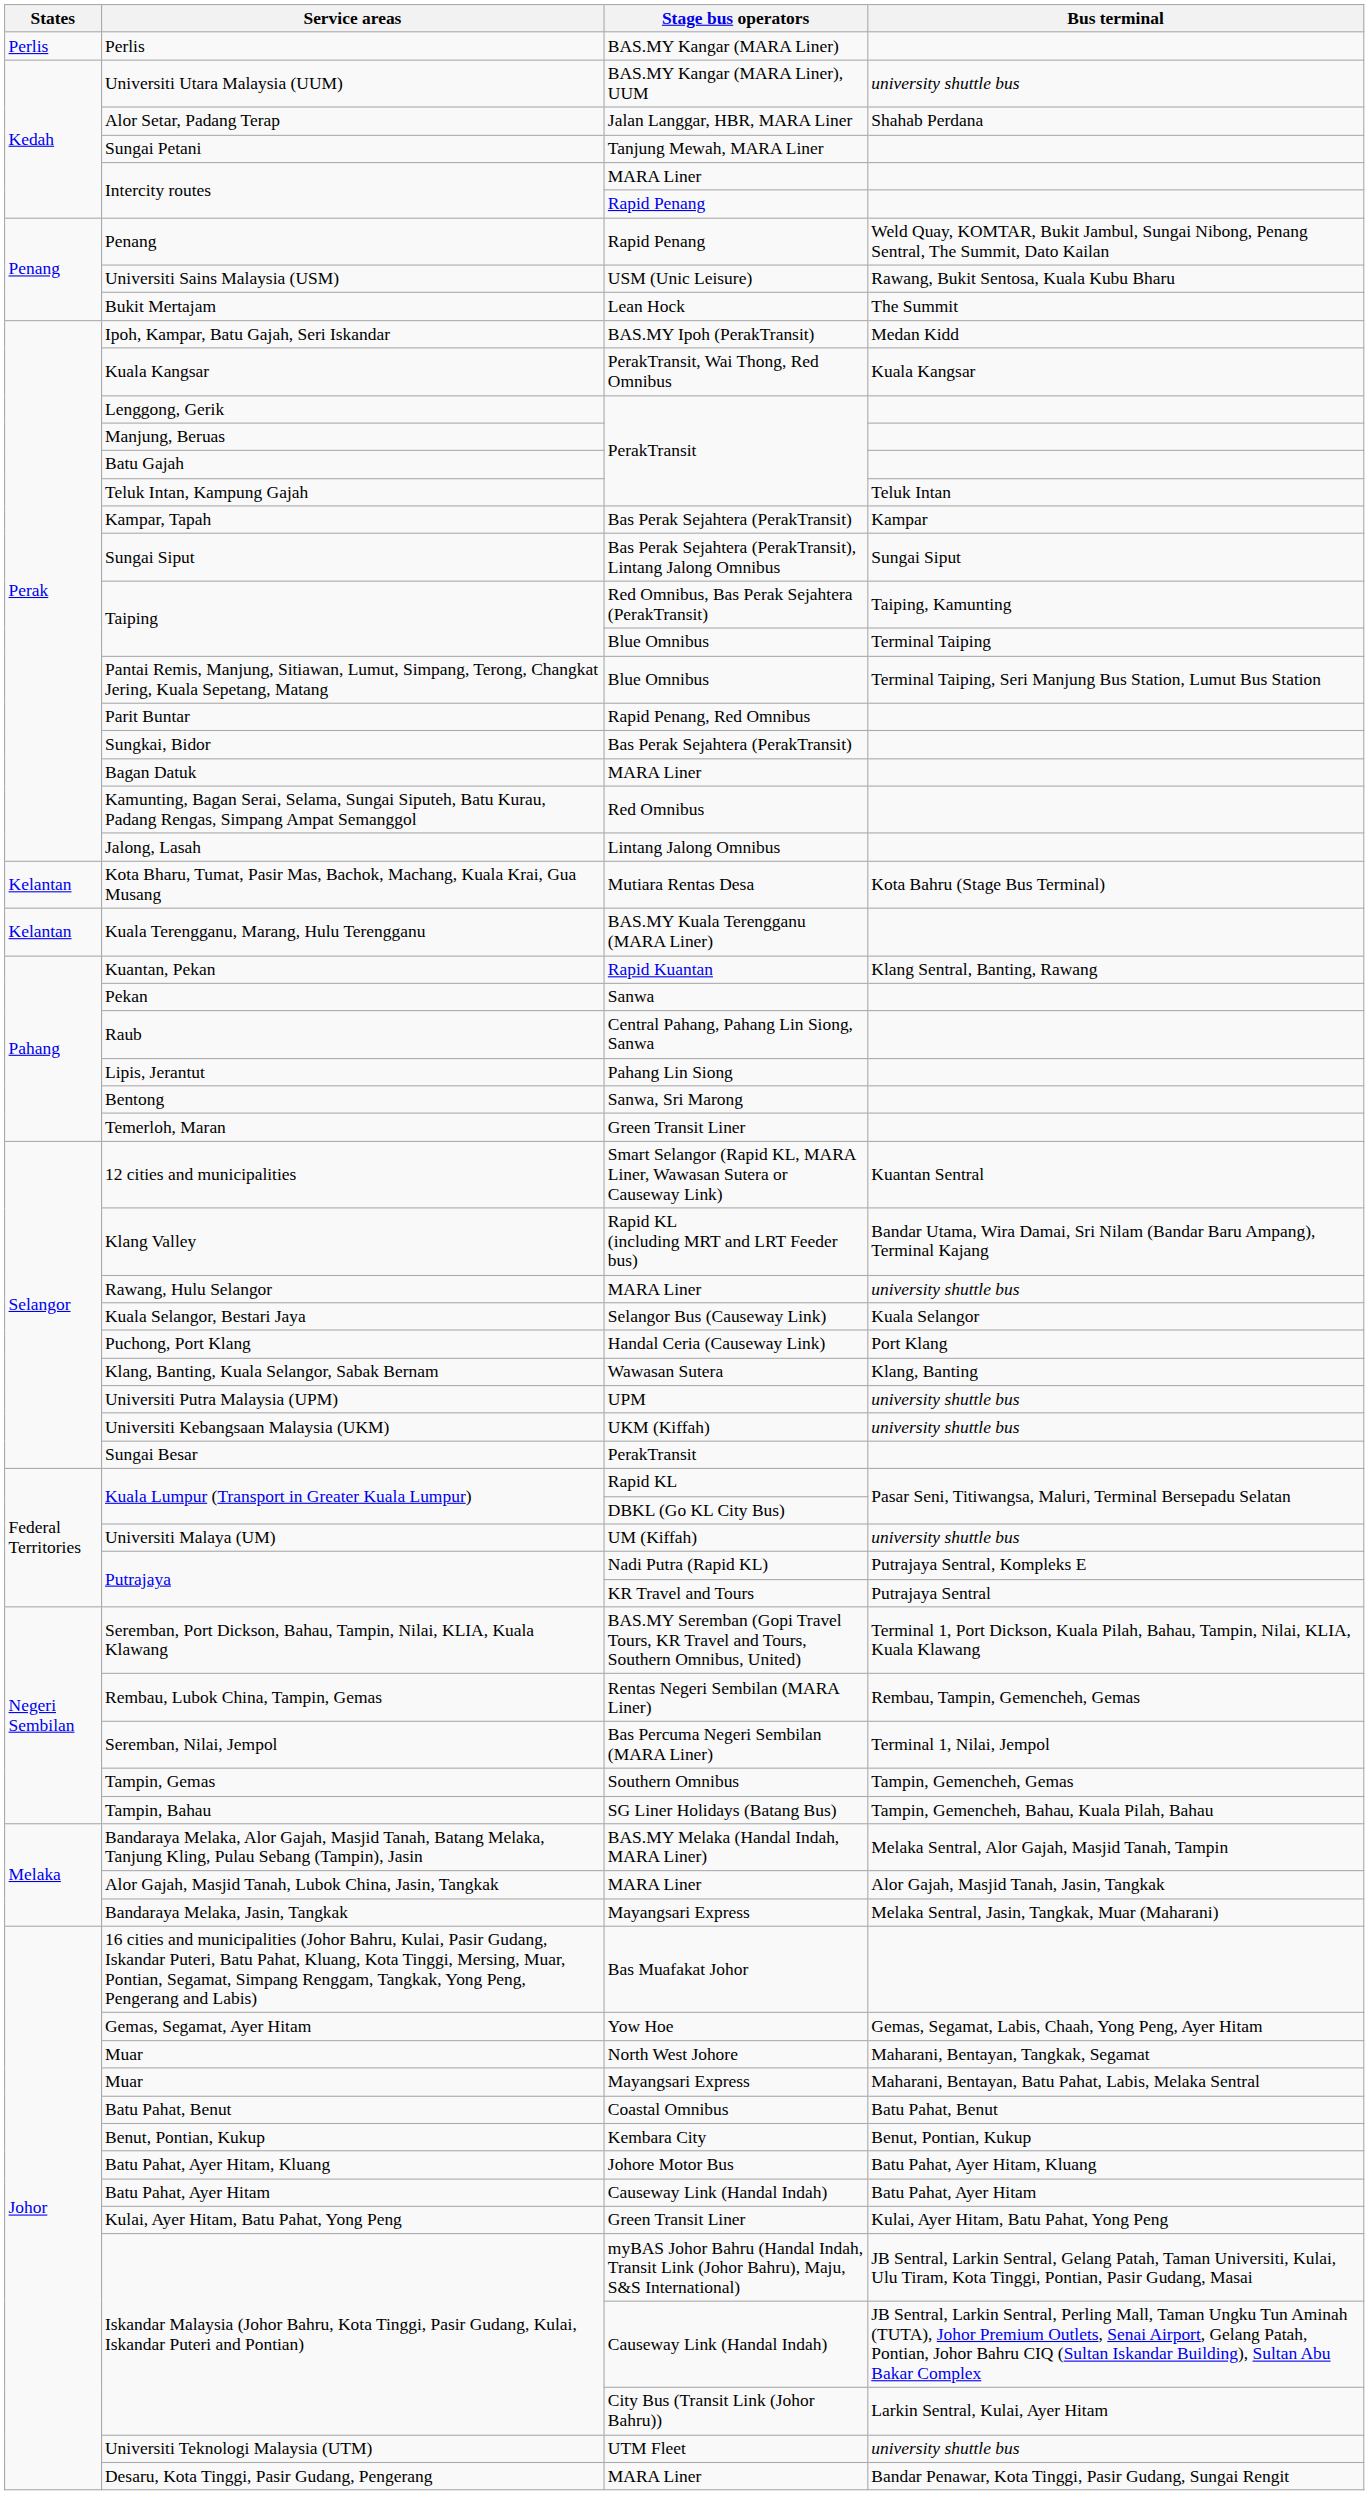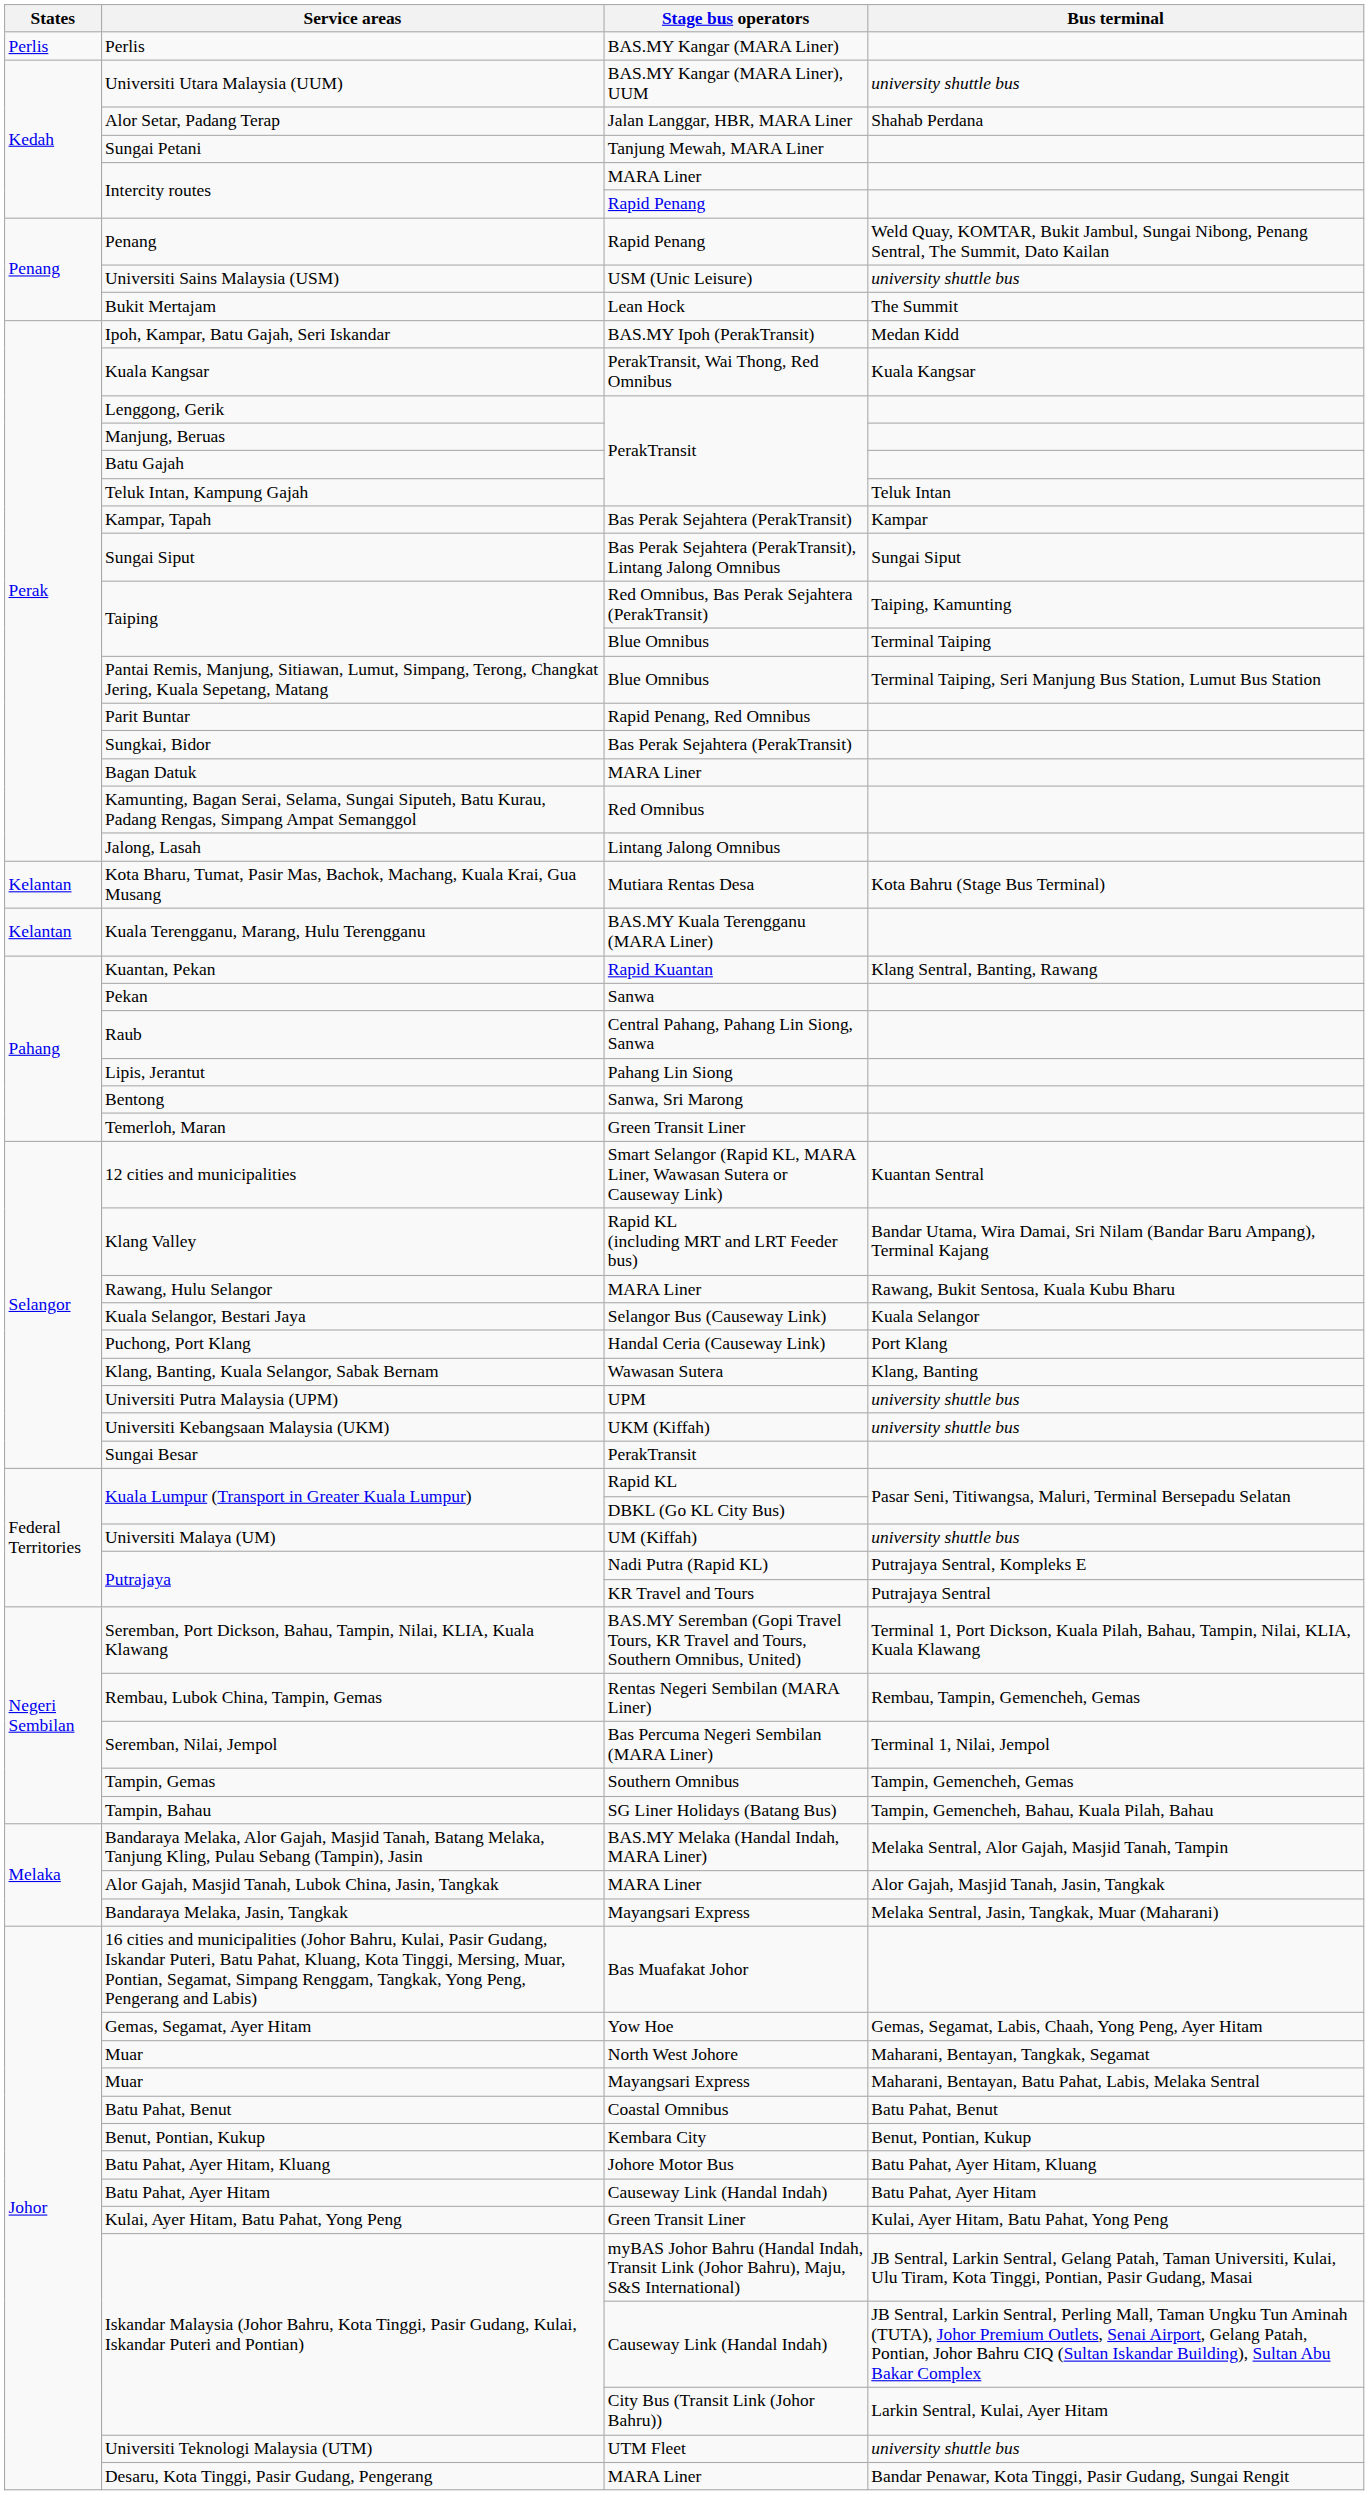(1023, 278) Rawang, Bukit Sentosa, Kuala Kubu Bharu -> (945, 278) university shuttle bus
(945, 1288) university shuttle bus -> (1023, 1288) Rawang, Bukit Sentosa, Kuala Kubu Bharu
